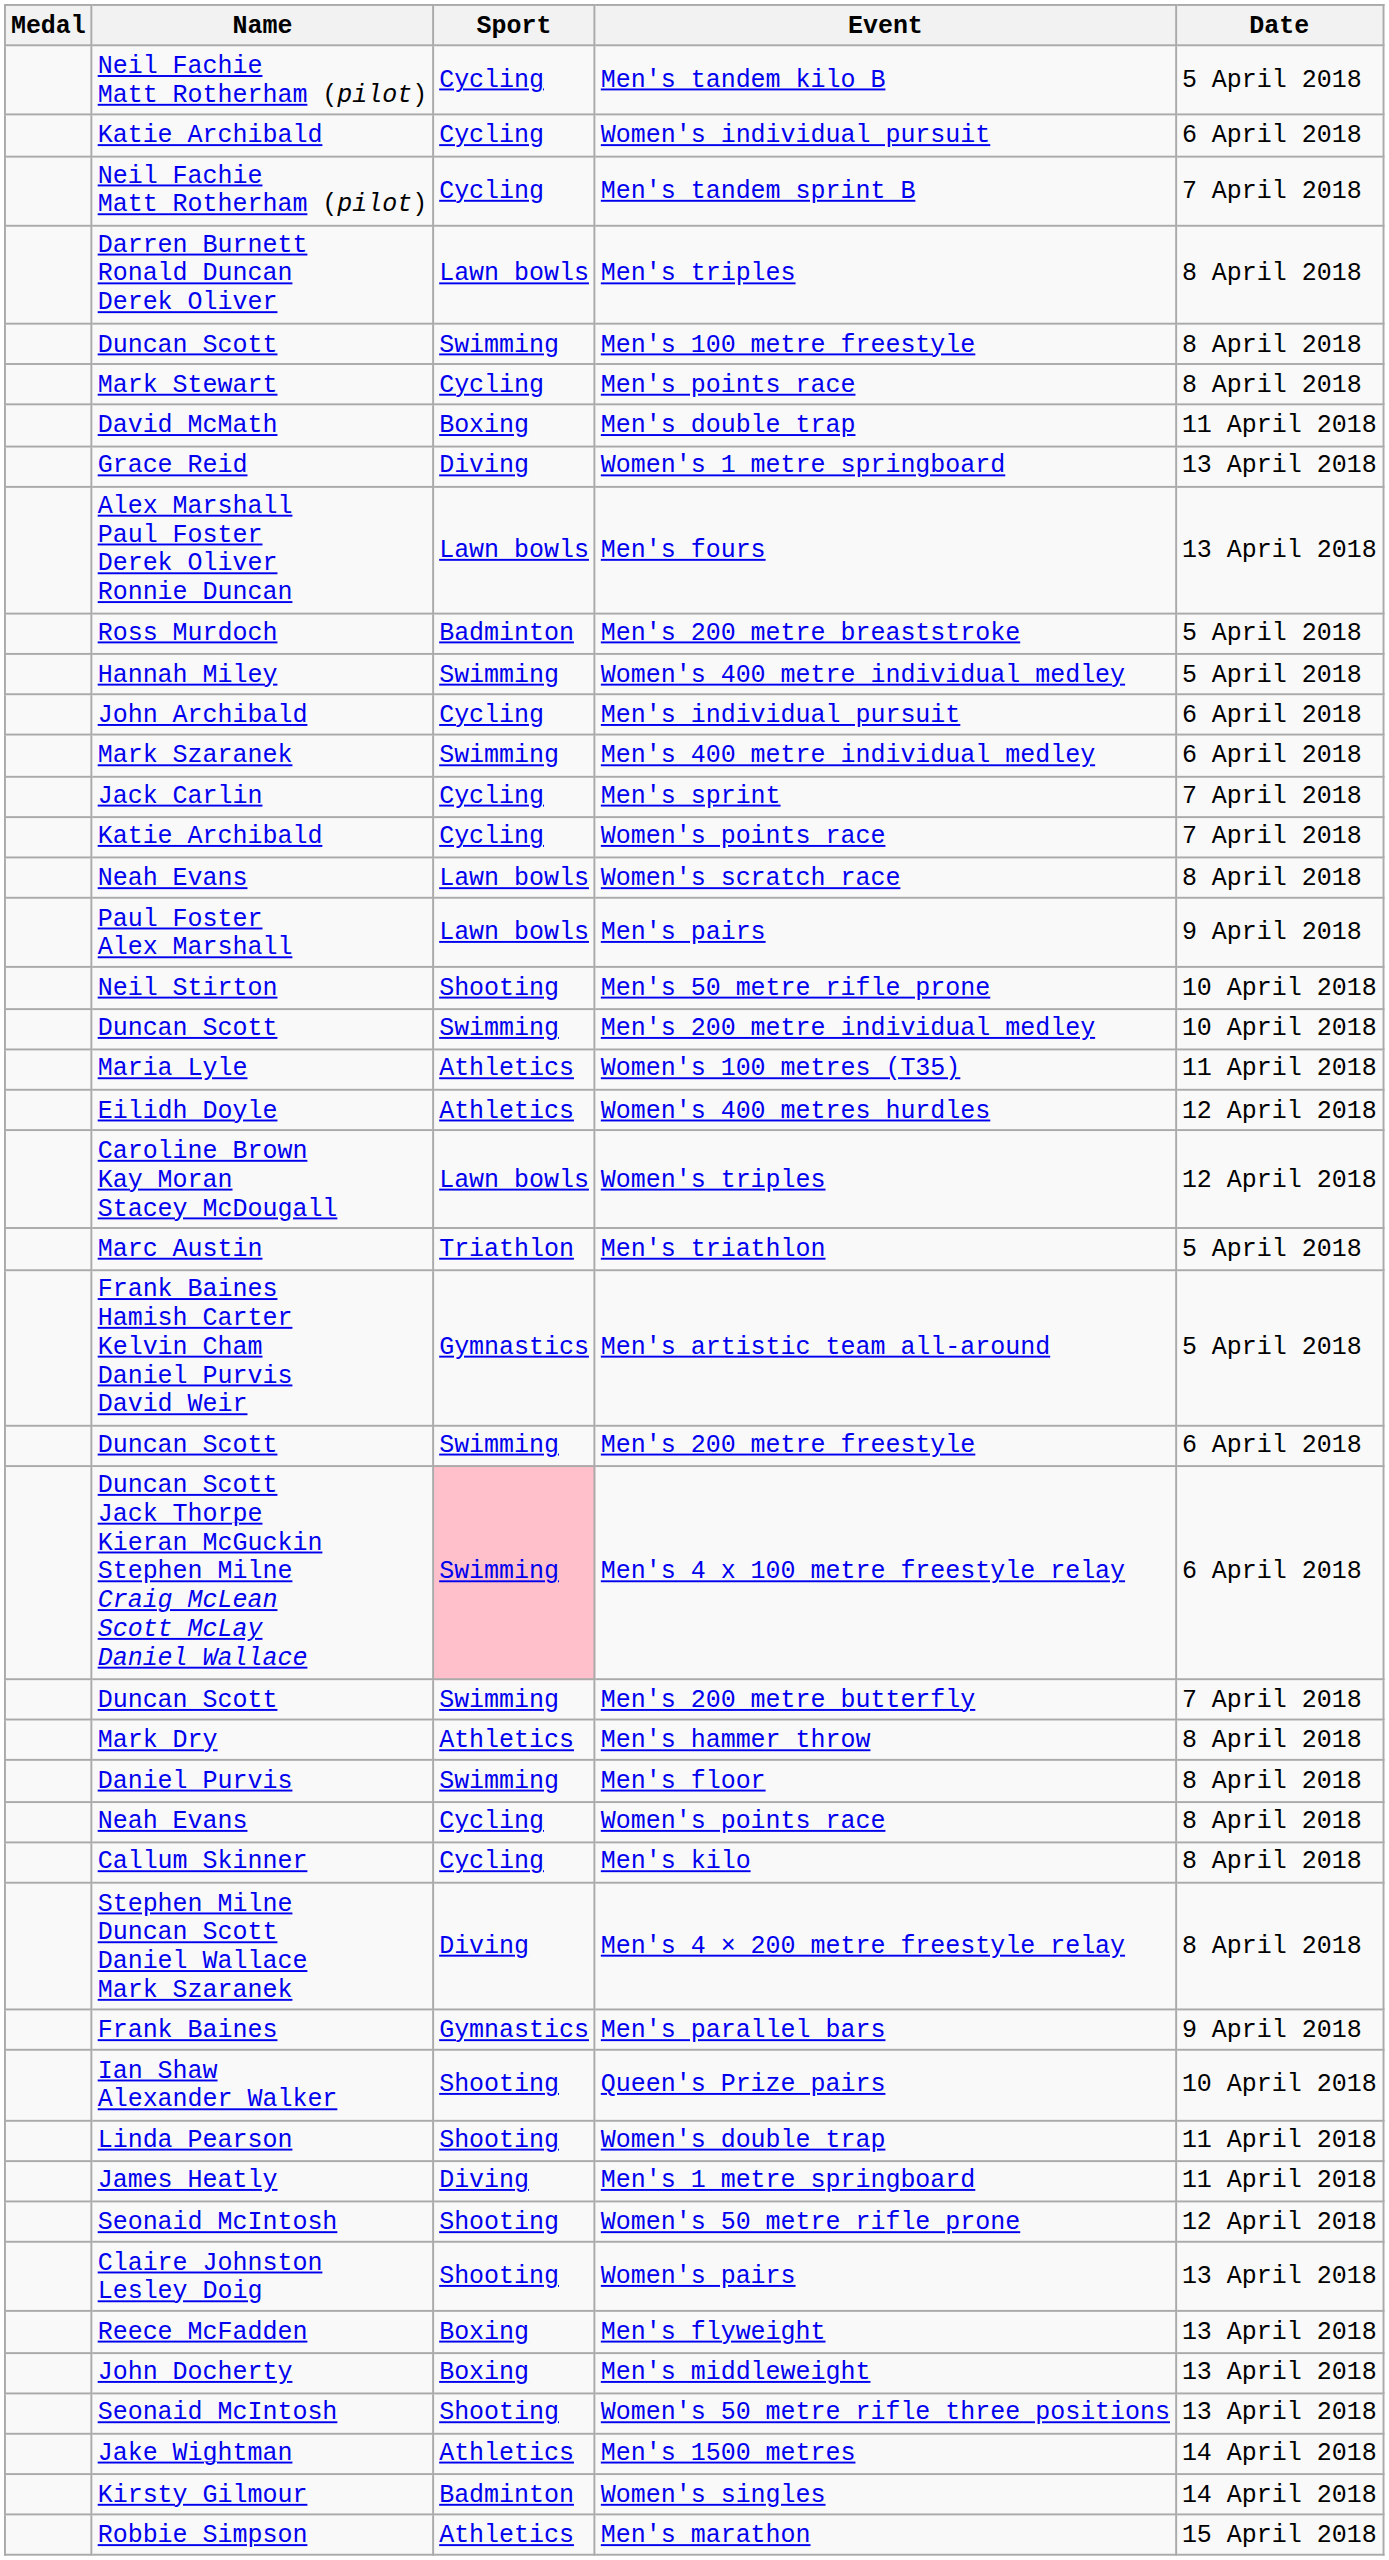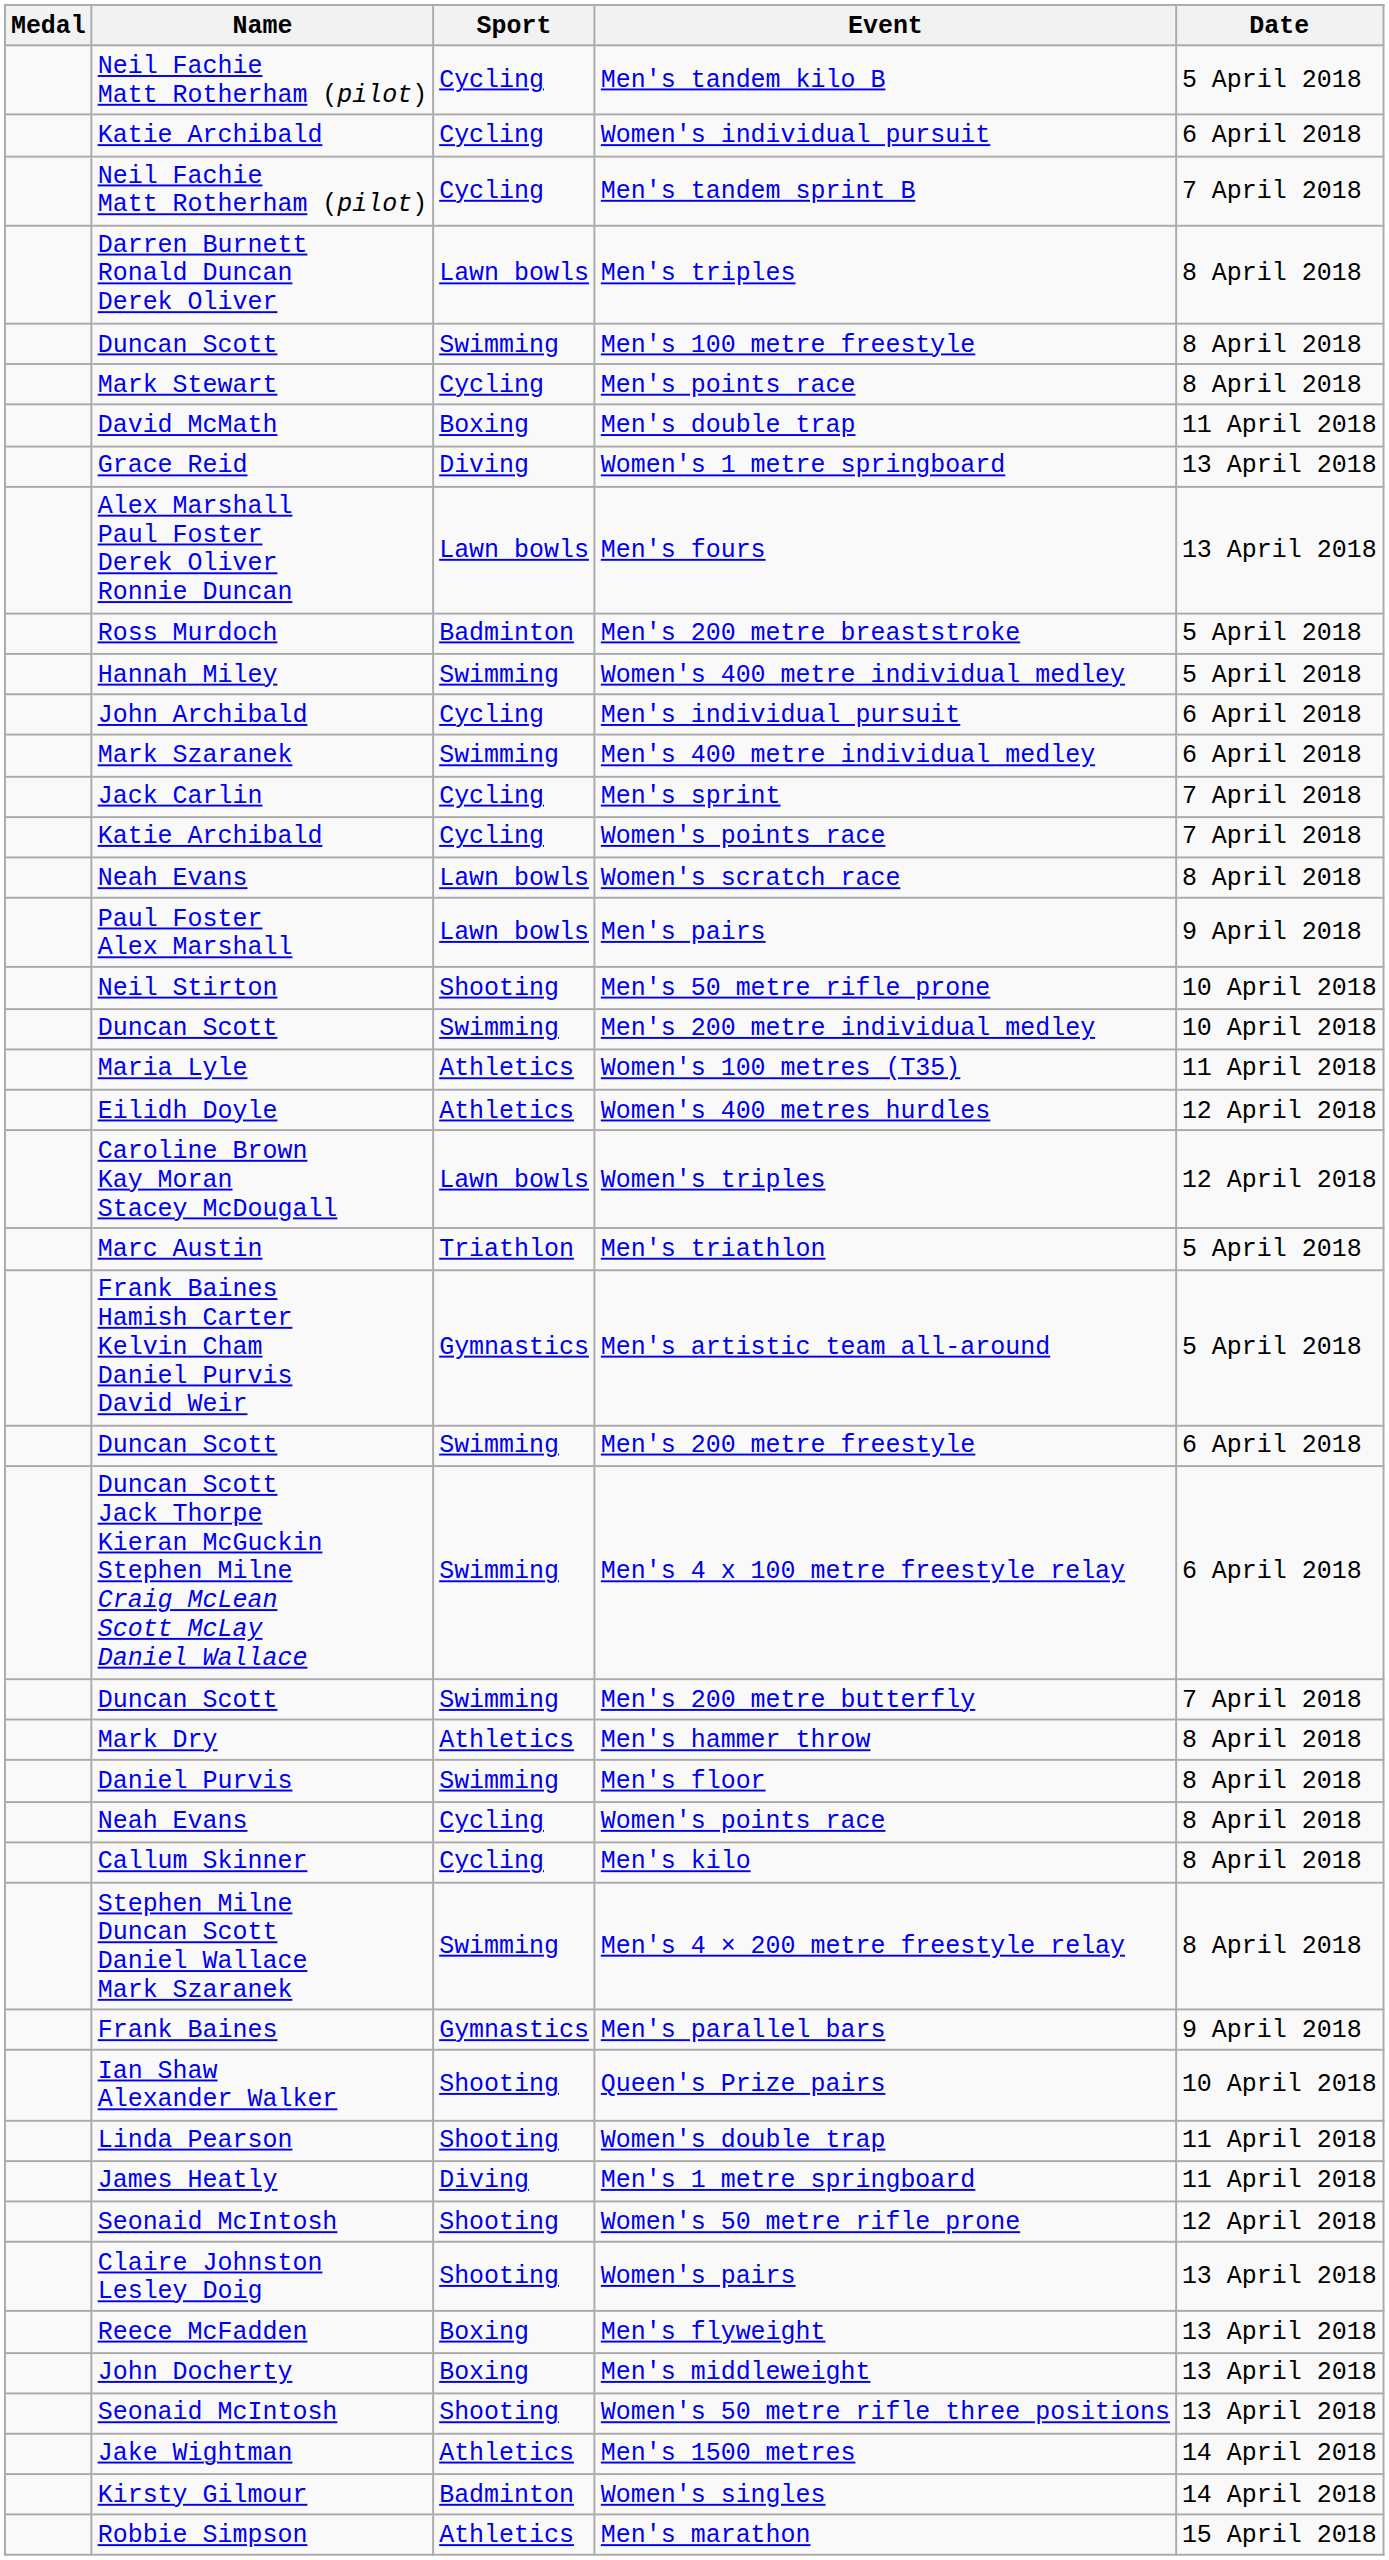(499, 1573) pink background -> (499, 1573) no background
(484, 1946) Diving -> (499, 1946) Swimming
